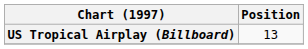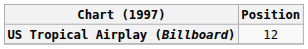(271, 34) 13 -> (271, 34) 12
